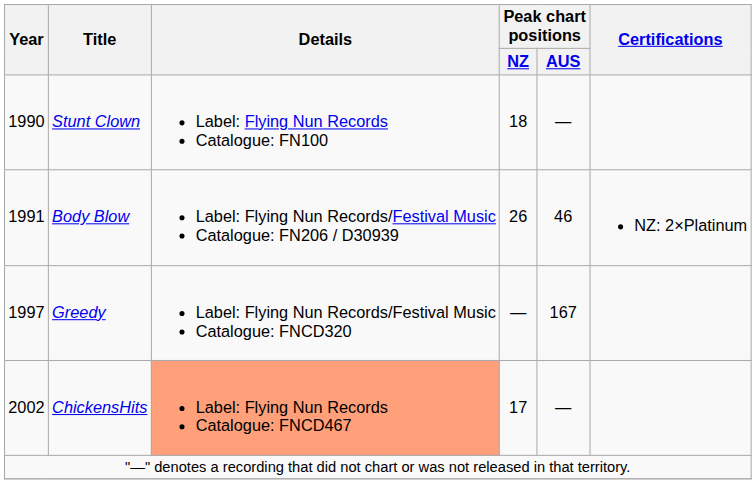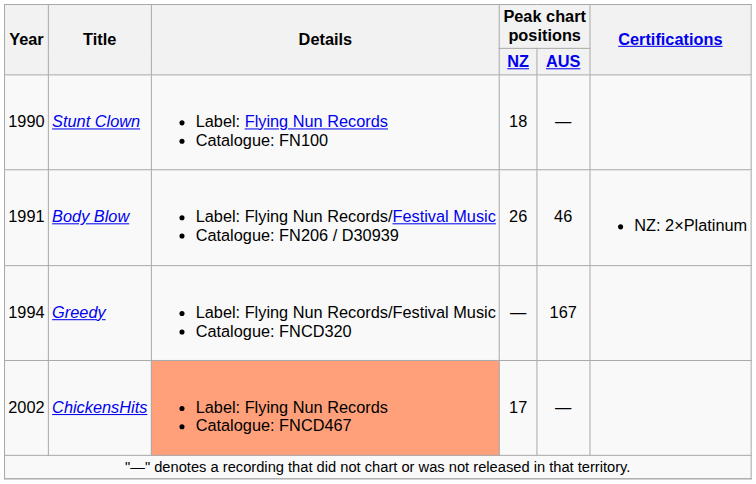(26, 312) 1997 -> (26, 312) 1994
